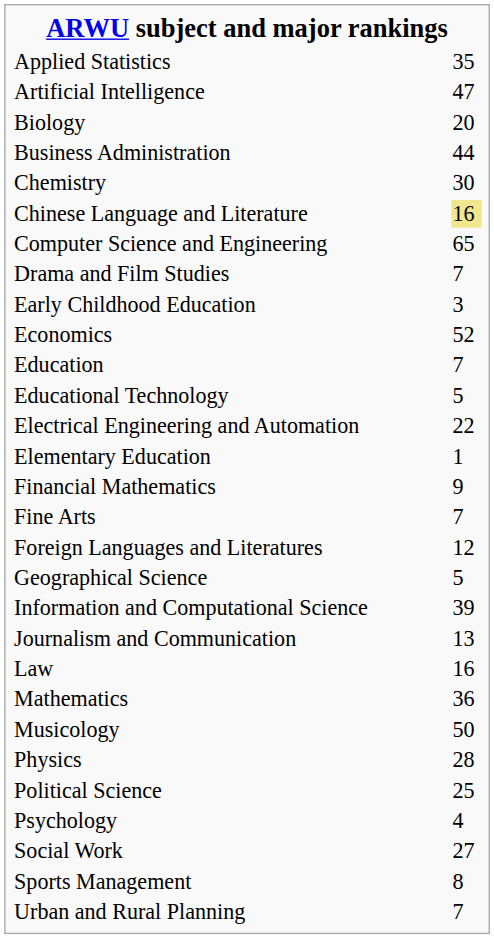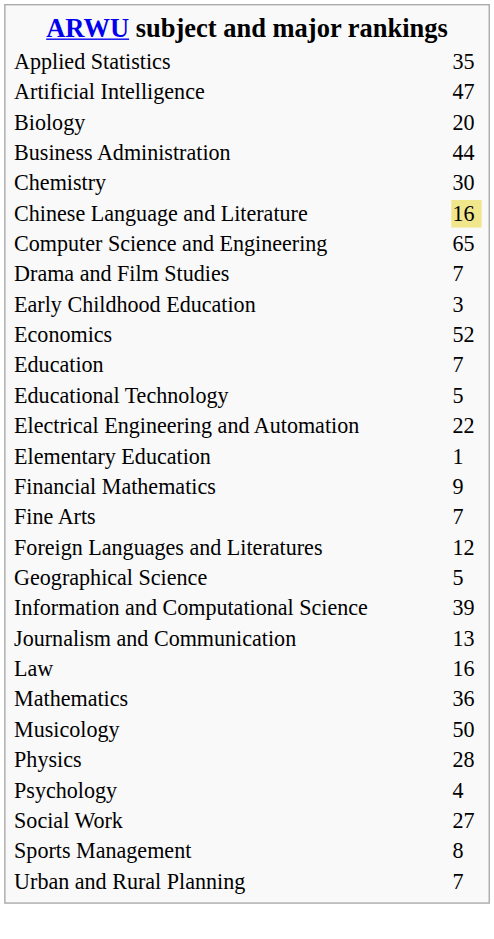- row: (88, 790)
